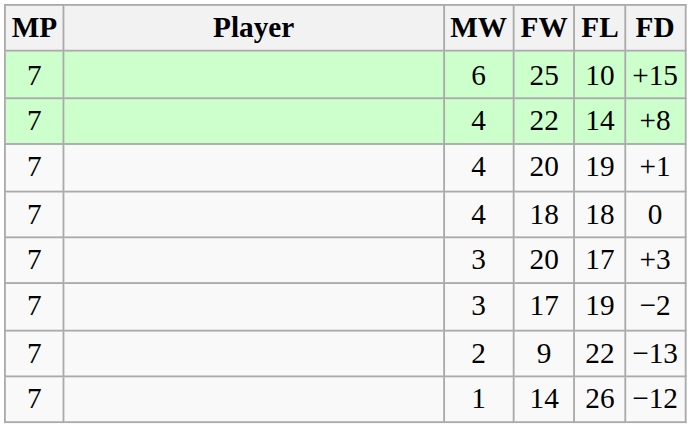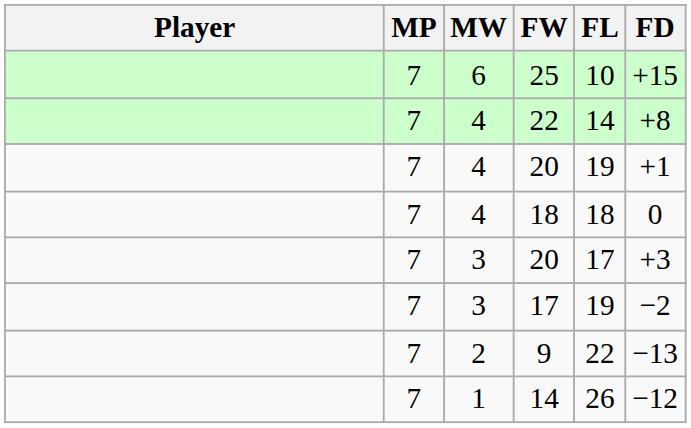columns swapped: (254, 27) <-> (34, 27)
